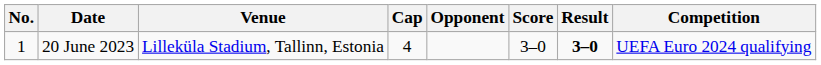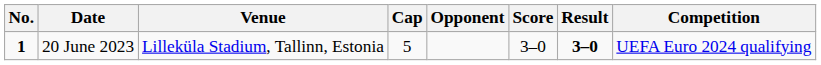(21, 45) normal -> (21, 45) bold
(407, 45) 4 -> (407, 45) 5
